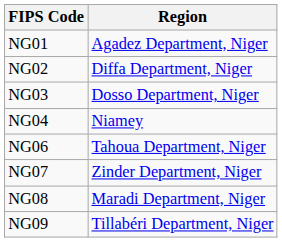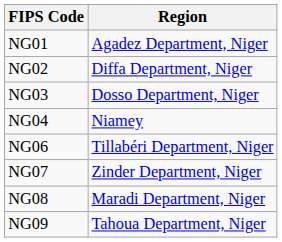(179, 146) Tahoua Department, Niger -> (183, 146) Tillabéri Department, Niger
(183, 224) Tillabéri Department, Niger -> (179, 224) Tahoua Department, Niger
